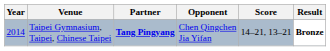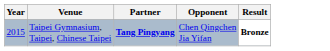- column: (266, 12)
(16, 33) 2014 -> (16, 33) 2015
